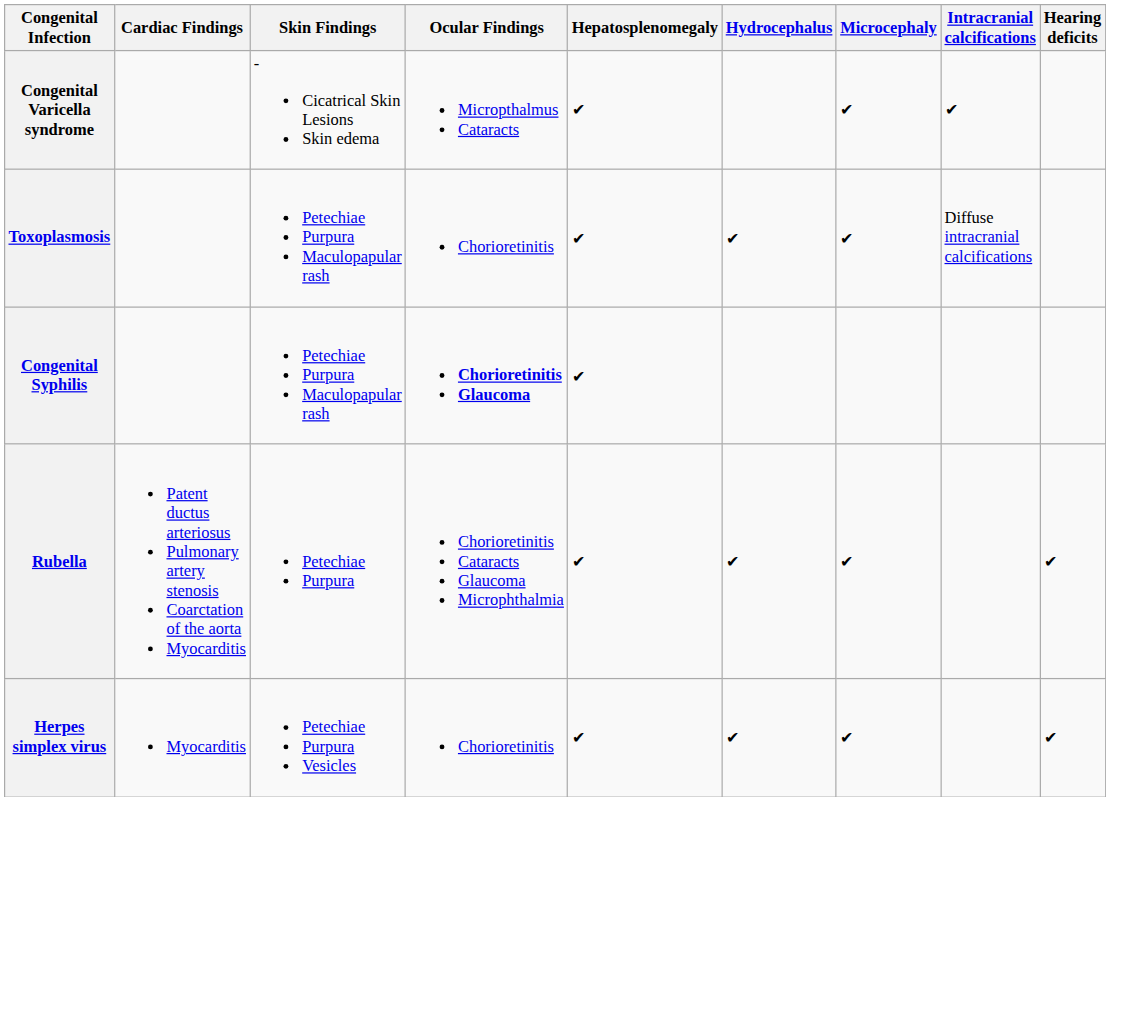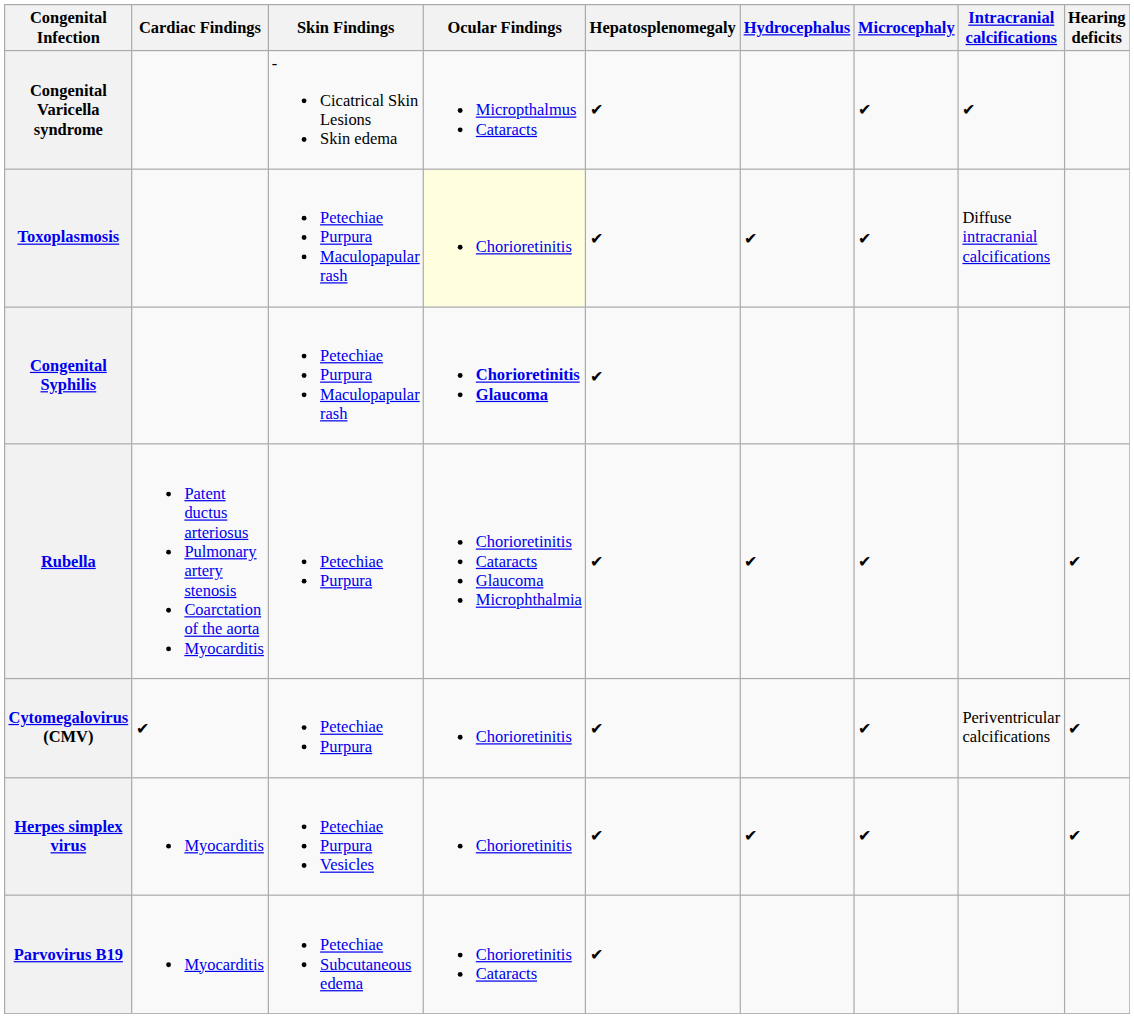(487, 247) no background -> (505, 247) lightyellow background
+ row: (68, 727)
+ row: (68, 953)
